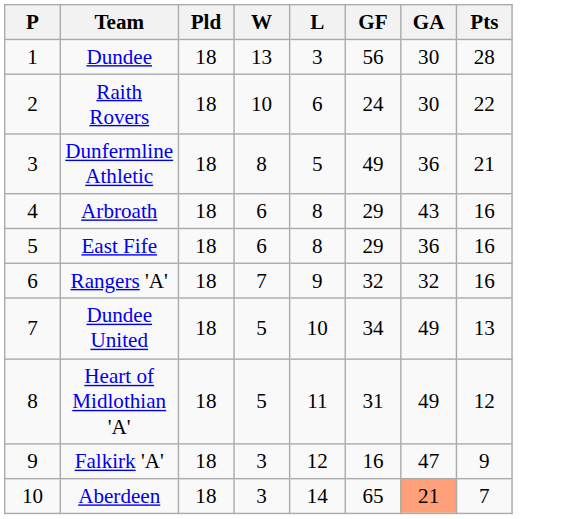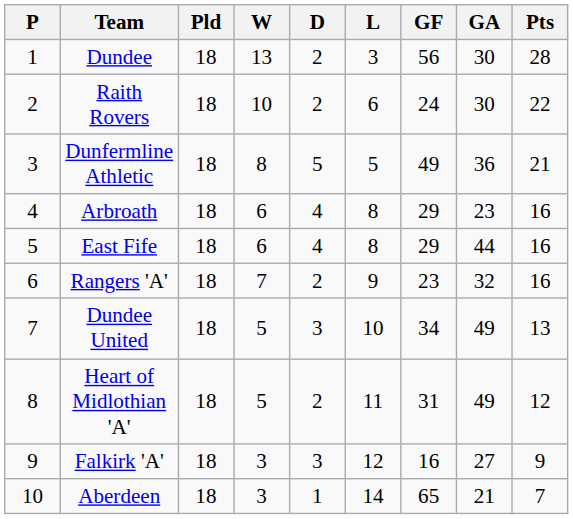+ column: (317, 22)
(429, 211) 43 -> (484, 211) 23
(429, 246) 36 -> (484, 246) 44
(373, 281) 32 -> (429, 281) 23
(429, 460) 47 -> (484, 460) 27
(429, 495) lightsalmon background -> (484, 495) no background
